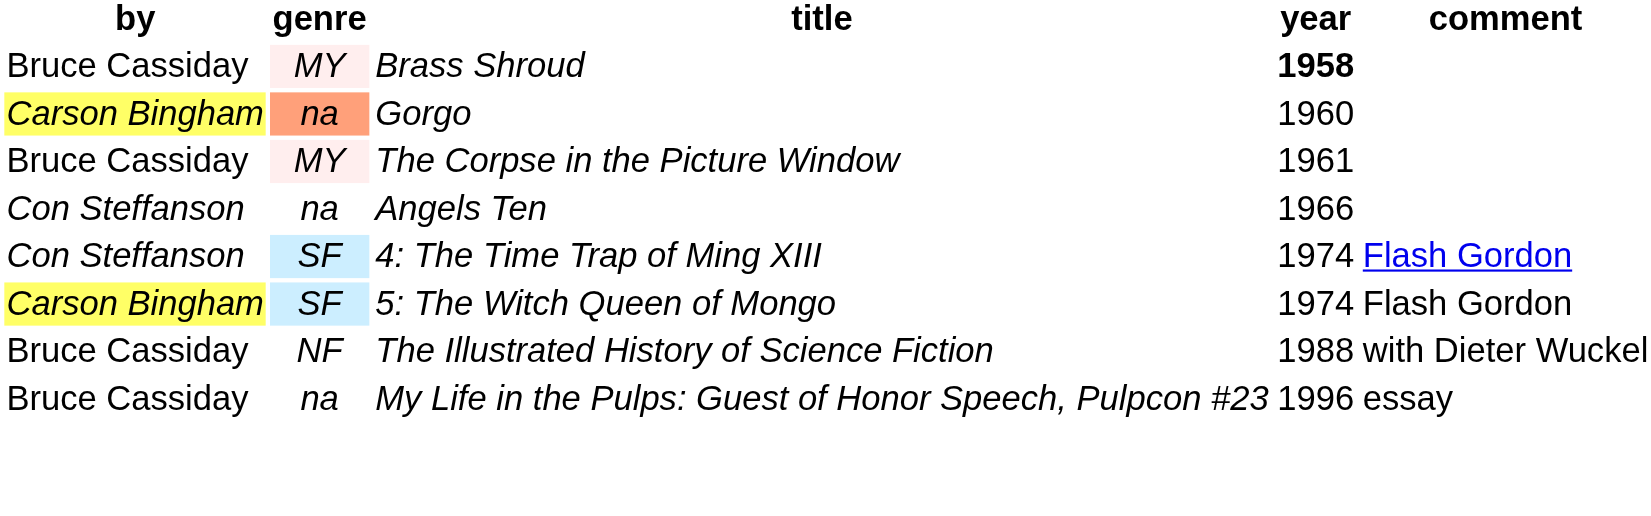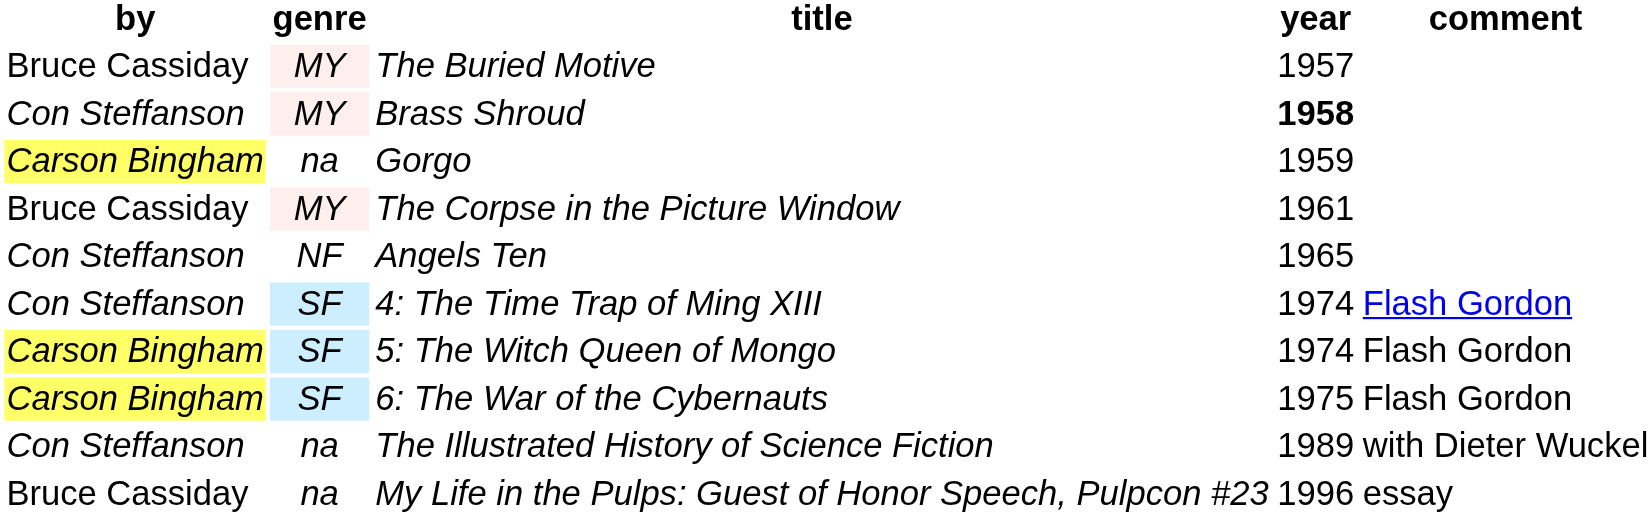+ row: (516, 65)
(127, 65) Bruce Cassiday -> (126, 113) Con Steffanson
(320, 113) lightsalmon background -> (320, 160) no background
(1316, 113) 1960 -> (1316, 160) 1959
(320, 208) na -> (320, 255) NF
(1316, 208) 1966 -> (1316, 255) 1965
+ row: (602, 398)
(127, 350) Bruce Cassiday -> (126, 446) Con Steffanson
(320, 350) NF -> (320, 446) na
(1316, 350) 1988 -> (1316, 446) 1989
